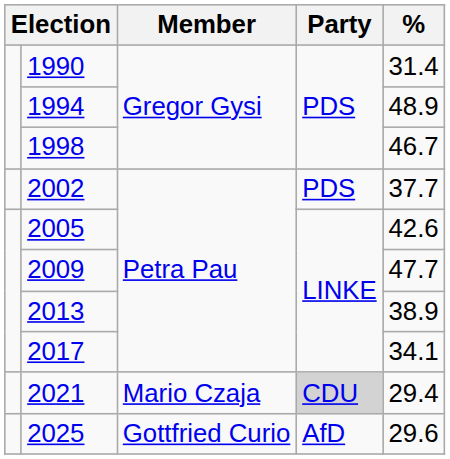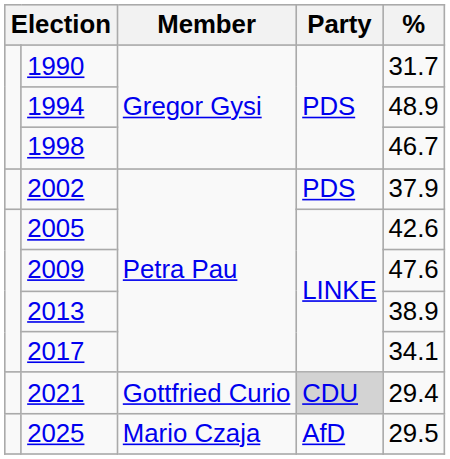(414, 65) 31.4 -> (414, 65) 31.7
(414, 188) 37.7 -> (414, 188) 37.9
(414, 270) 47.7 -> (414, 270) 47.6
(192, 392) Mario Czaja -> (207, 392) Gottfried Curio
(207, 433) Gottfried Curio -> (192, 433) Mario Czaja
(414, 433) 29.6 -> (414, 433) 29.5
